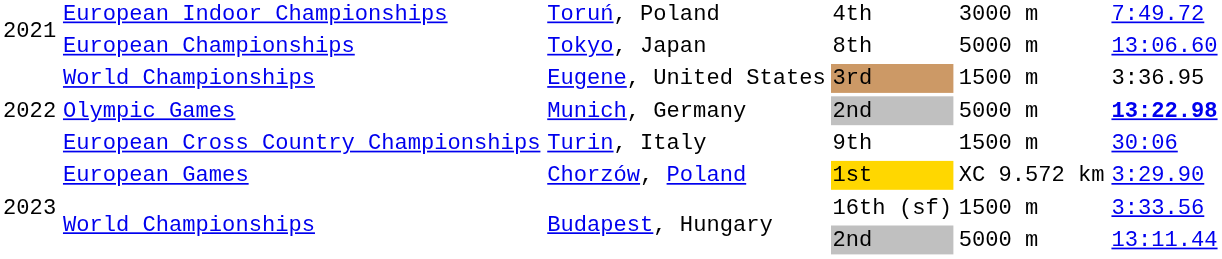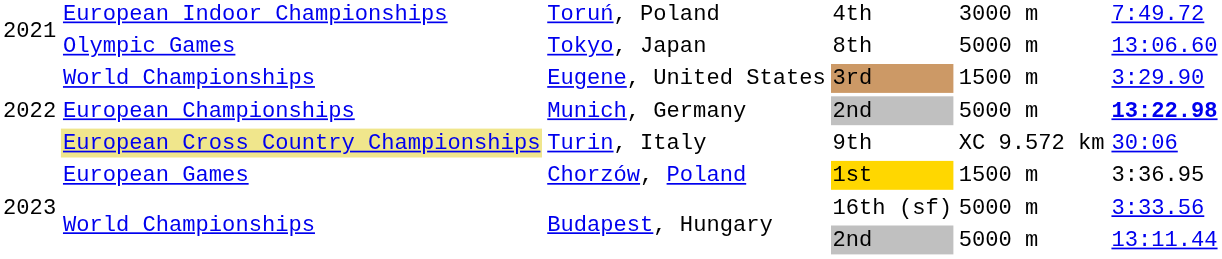(209, 46) European Championships -> (149, 46) Olympic Games
(1158, 78) 3:36.95 -> (1158, 78) 3:29.90
(149, 111) Olympic Games -> (209, 111) European Championships
(302, 143) no background -> (302, 143) khaki background
(999, 143) 1500 m -> (1032, 143) XC 9.572 km
(1032, 175) XC 9.572 km -> (999, 175) 1500 m
(1158, 175) 3:29.90 -> (1158, 175) 3:36.95
(999, 208) 1500 m -> (999, 208) 5000 m
